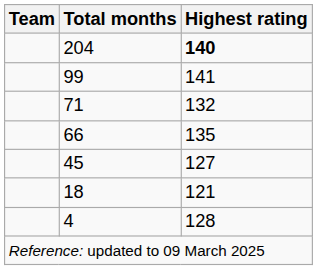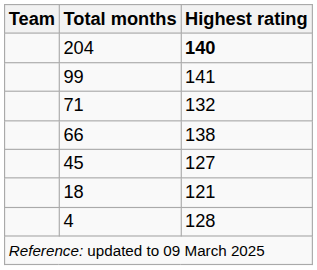(200, 134) 135 -> (200, 134) 138
